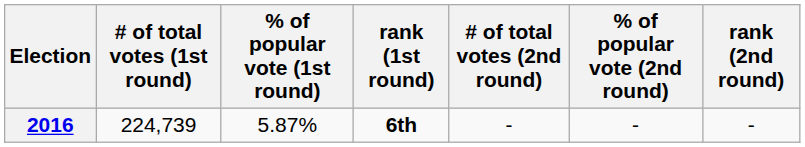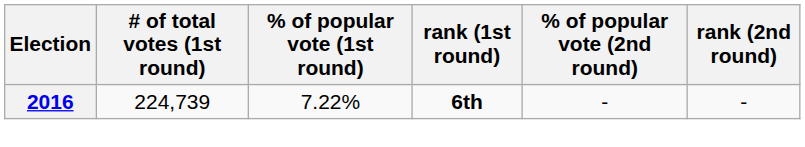- column: (509, 56)
(287, 125) 5.87% -> (330, 101) 7.22%
